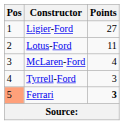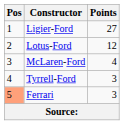(112, 46) 11 -> (112, 46) 12
(114, 95) bold -> (114, 95) normal
